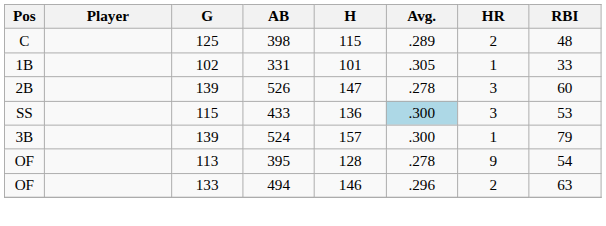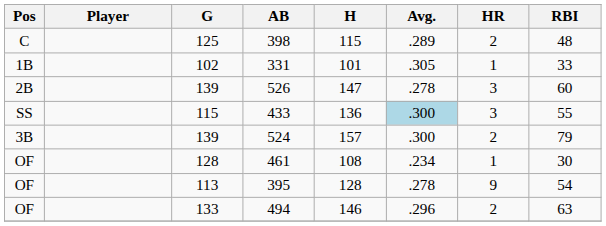(565, 112) 53 -> (565, 112) 55
(493, 137) 1 -> (493, 137) 2
+ row: (279, 161)
